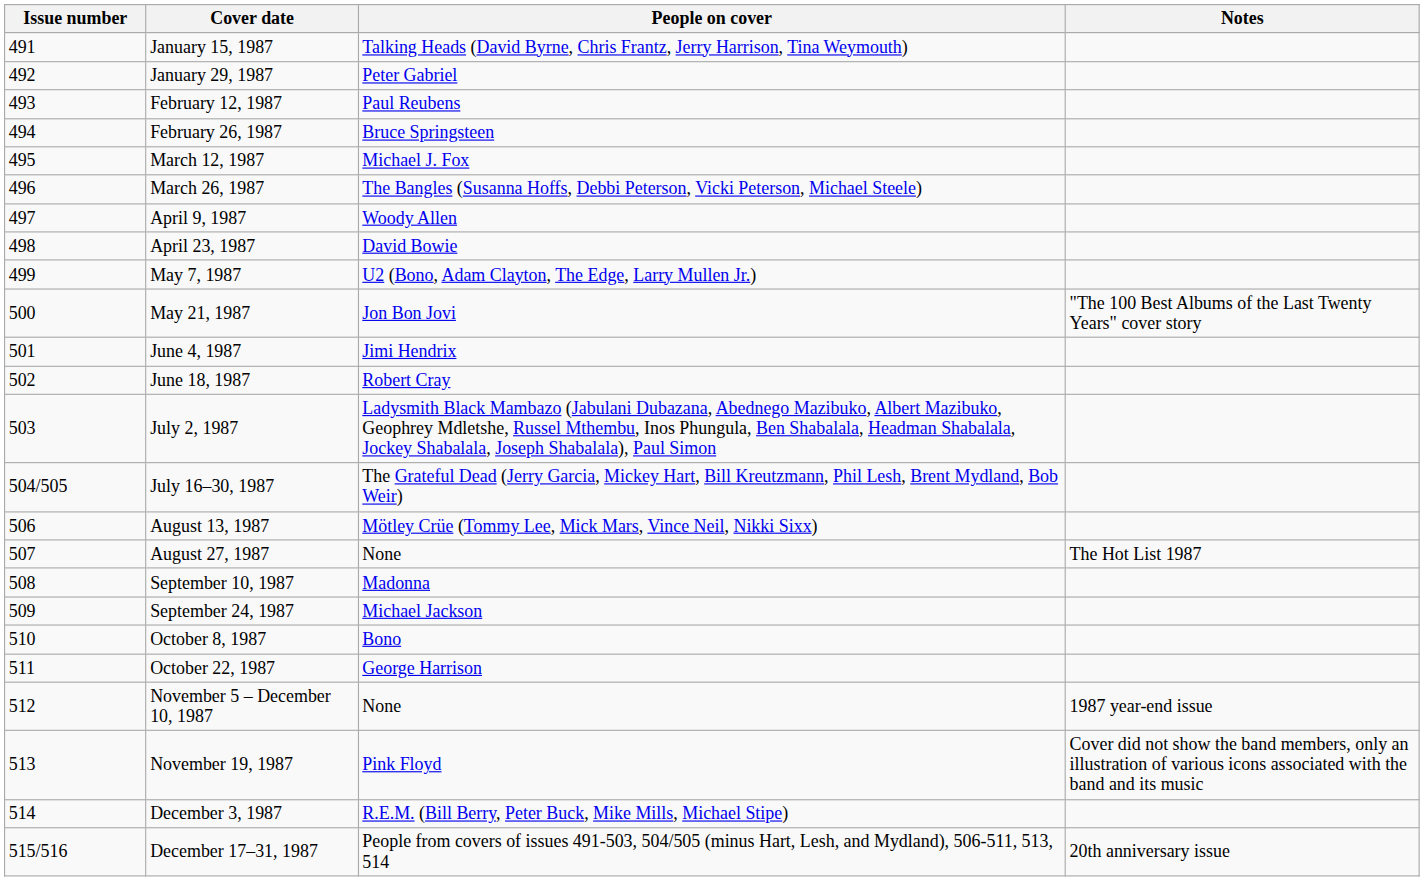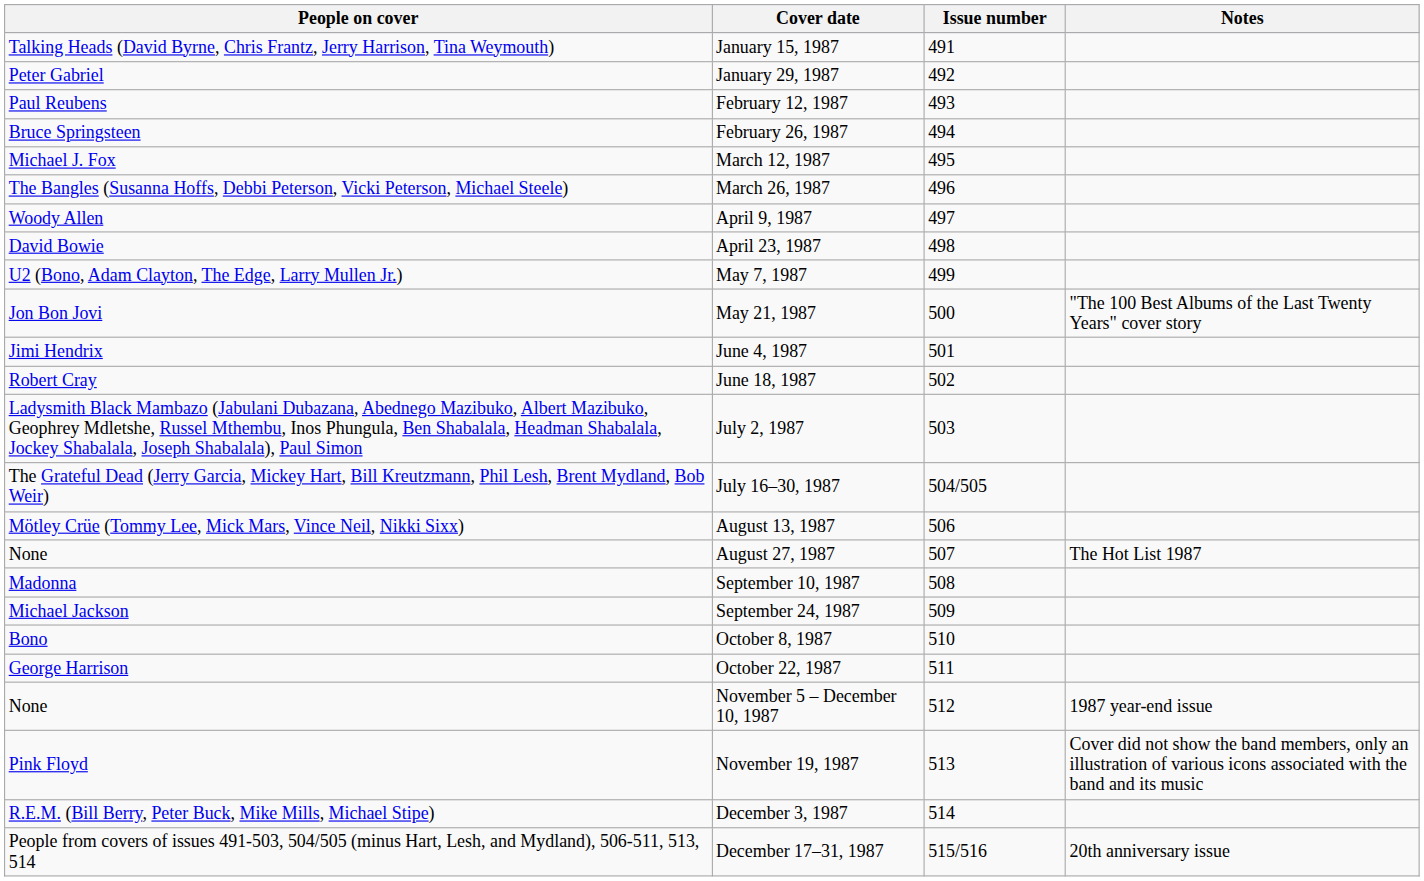columns swapped: (75, 18) <-> (712, 18)
